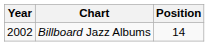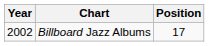(179, 31) 14 -> (179, 31) 17
